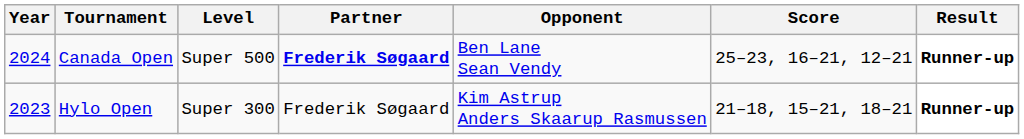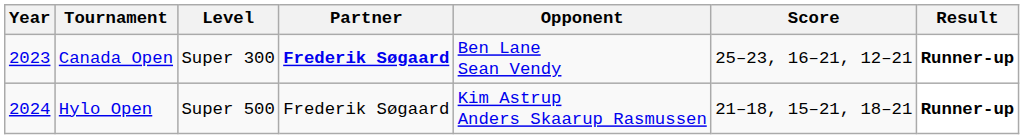(30, 58) 2024 -> (30, 58) 2023
(228, 58) Super 500 -> (228, 58) Super 300
(30, 108) 2023 -> (30, 108) 2024
(228, 108) Super 300 -> (228, 108) Super 500
